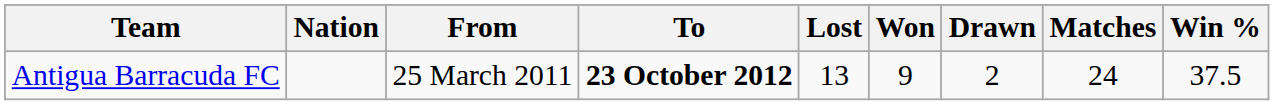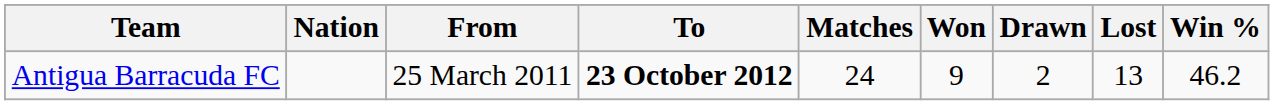columns swapped: (1103, 27) <-> (834, 27)
(1215, 74) 37.5 -> (1215, 74) 46.2
